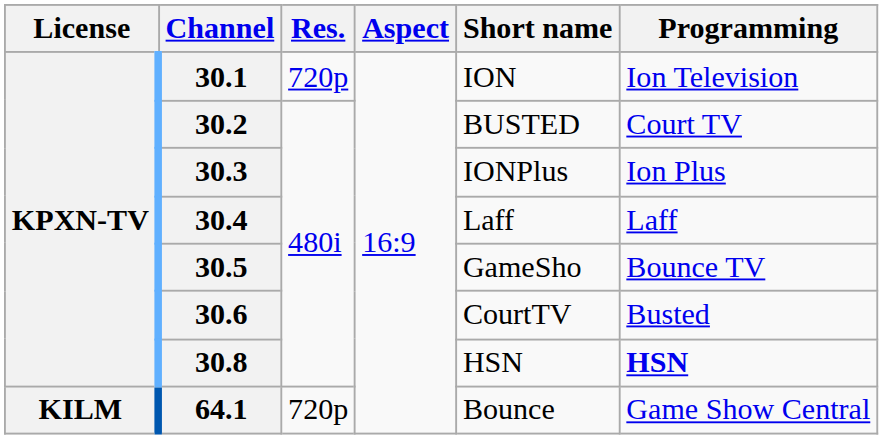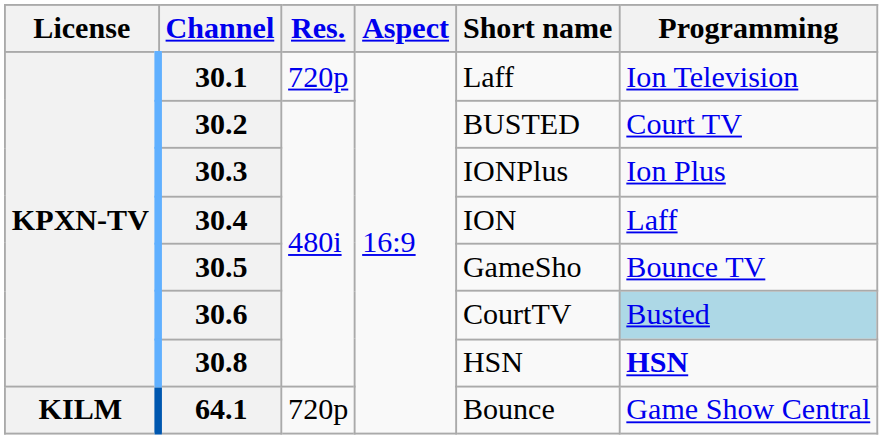(490, 76) ION -> (489, 76) Laff
(489, 219) Laff -> (490, 219) ION
(668, 314) no background -> (668, 314) lightblue background
